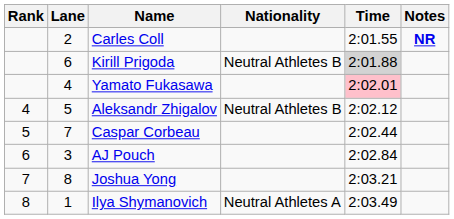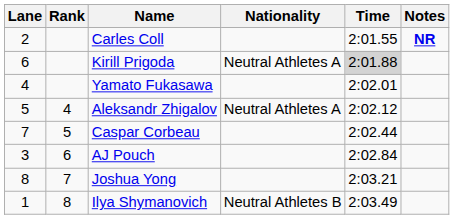columns swapped: (26, 16) <-> (68, 16)
(283, 62) Neutral Athletes B -> (282, 62) Neutral Athletes A
(373, 86) pink background -> (373, 86) no background
(283, 109) Neutral Athletes B -> (282, 109) Neutral Athletes A
(282, 202) Neutral Athletes A -> (283, 202) Neutral Athletes B
